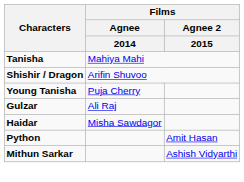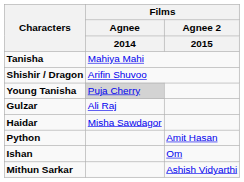(114, 91) no background -> (114, 91) lightgrey background
+ row: (20, 153)
